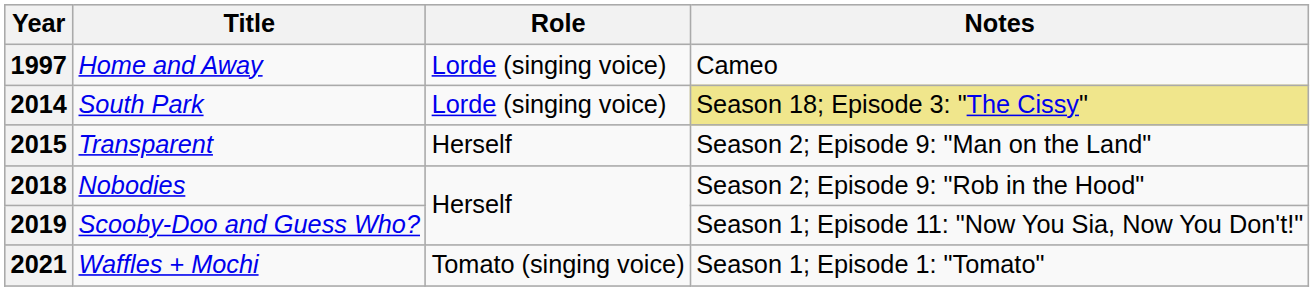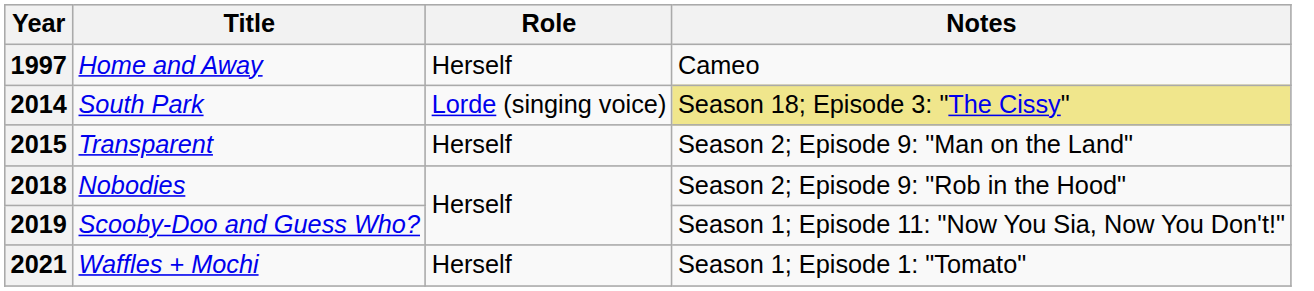(549, 64) Lorde (singing voice) -> (472, 64) Herself
(558, 265) Tomato (singing voice) -> (472, 265) Herself
